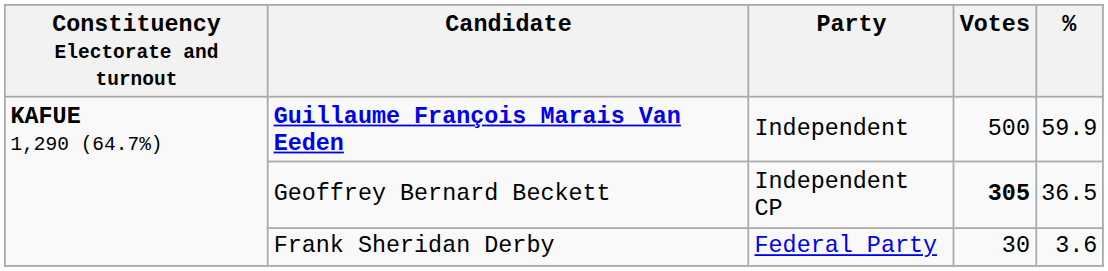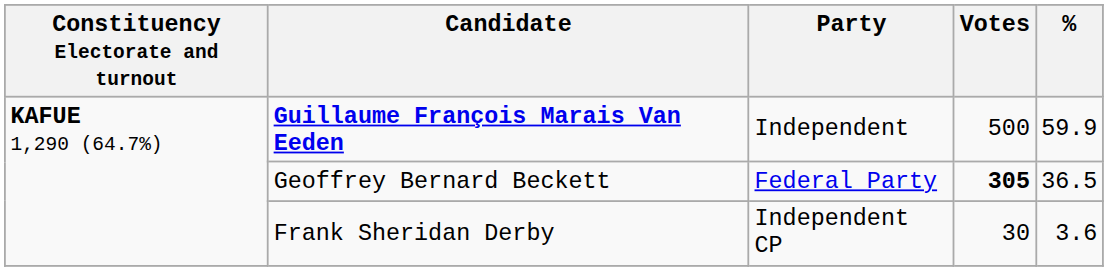(832, 195) Independent CP -> (846, 181) Federal Party
(846, 246) Federal Party -> (832, 233) Independent CP
